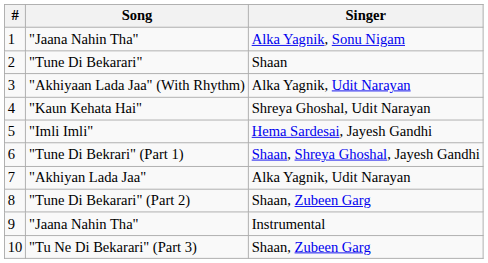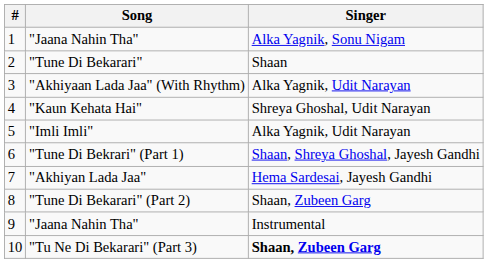(342, 131) Hema Sardesai, Jayesh Gandhi -> (331, 131) Alka Yagnik, Udit Narayan
(331, 177) Alka Yagnik, Udit Narayan -> (342, 177) Hema Sardesai, Jayesh Gandhi
(311, 246) normal -> (316, 246) bold
